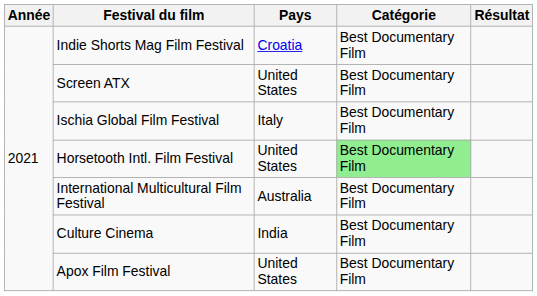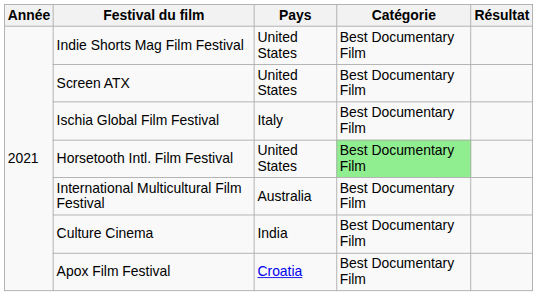(280, 45) Croatia -> (278, 45) United States
(278, 271) United States -> (280, 271) Croatia
